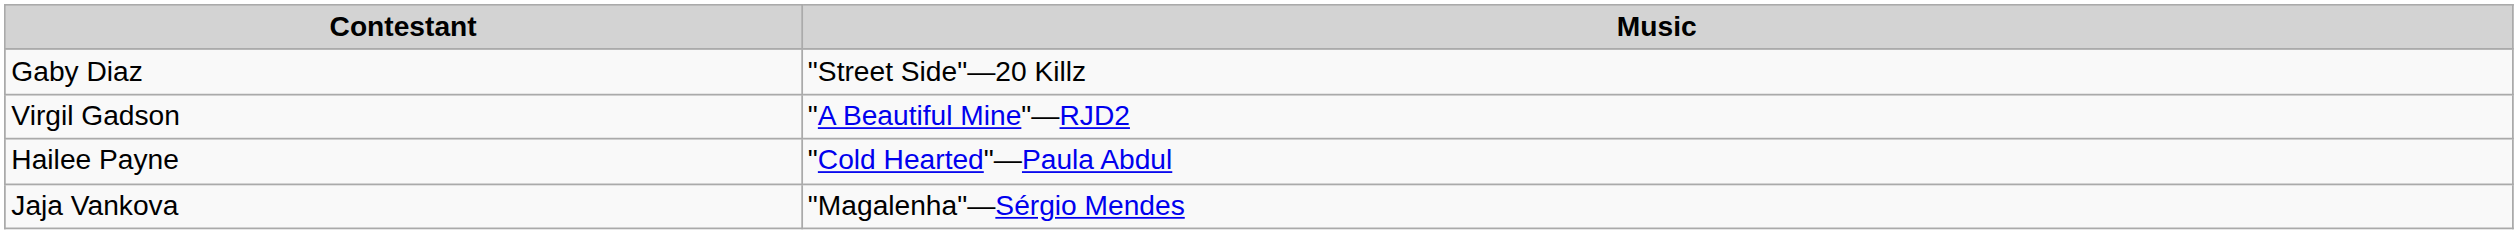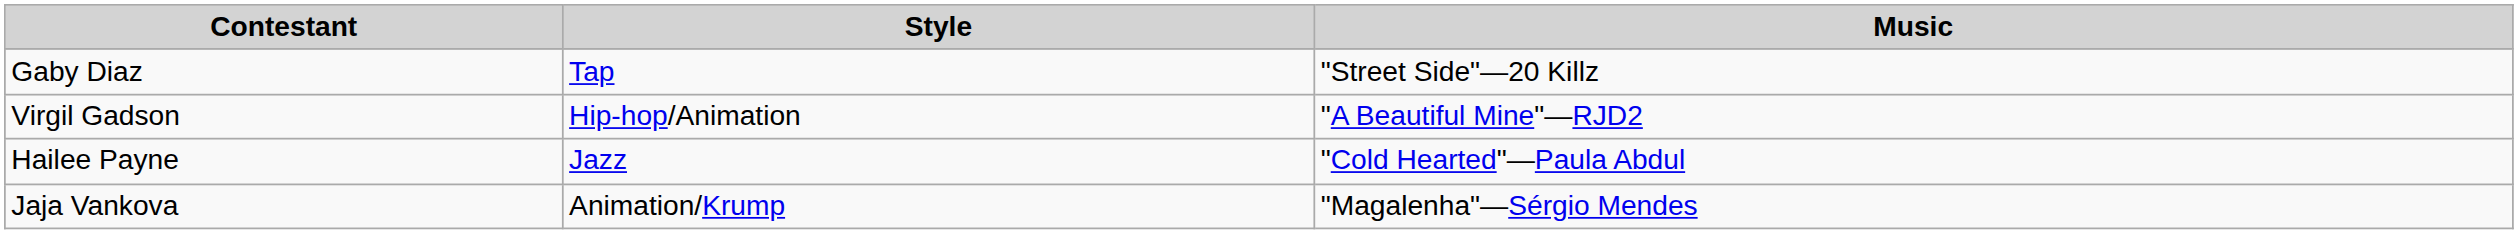+ column: (938, 26)
